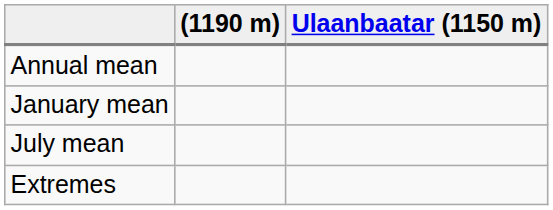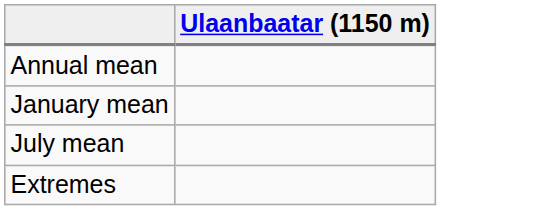- column: (230, 24)
